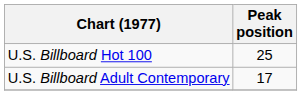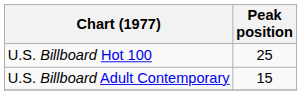(265, 78) 17 -> (265, 78) 15
